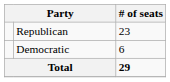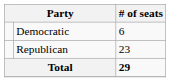rows swapped: (42, 31) <-> (43, 49)
